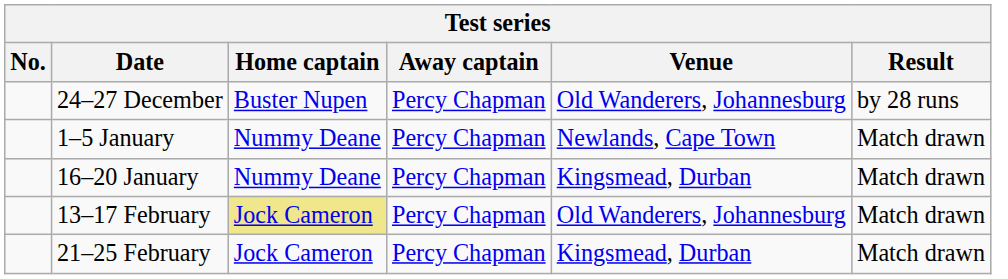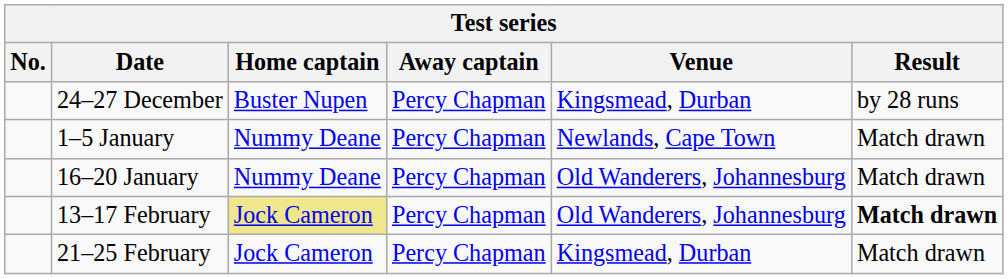(701, 100) Old Wanderers, Johannesburg -> (654, 100) Kingsmead, Durban
(654, 176) Kingsmead, Durban -> (701, 176) Old Wanderers, Johannesburg
(921, 215) normal -> (927, 215) bold
